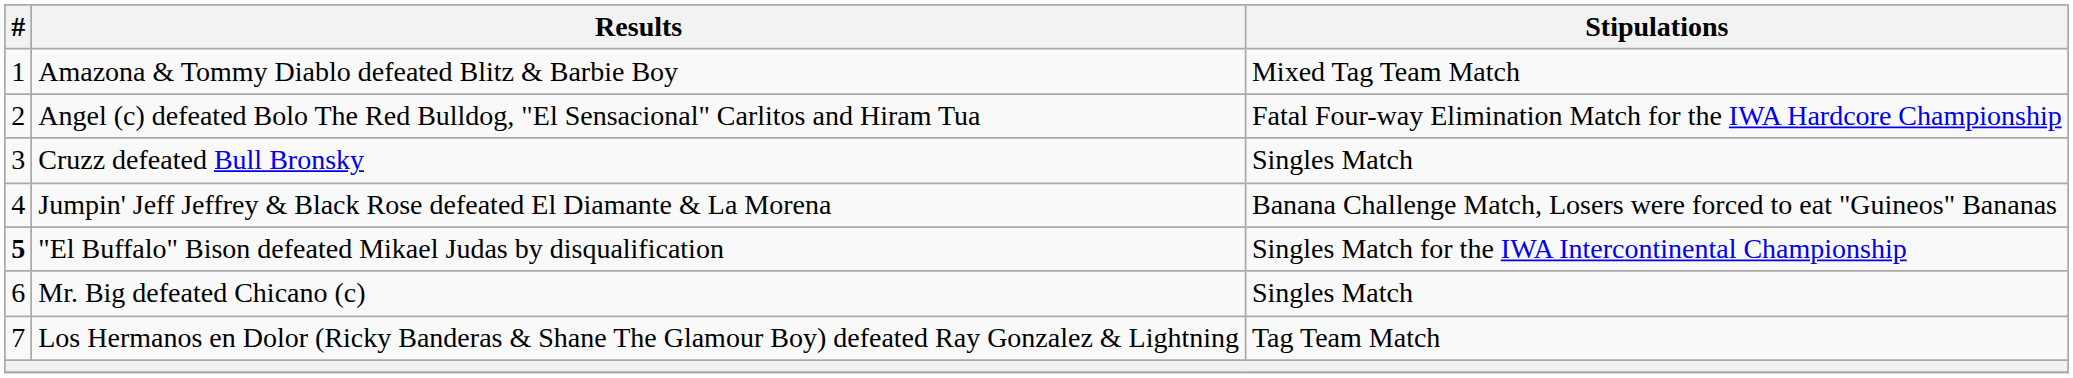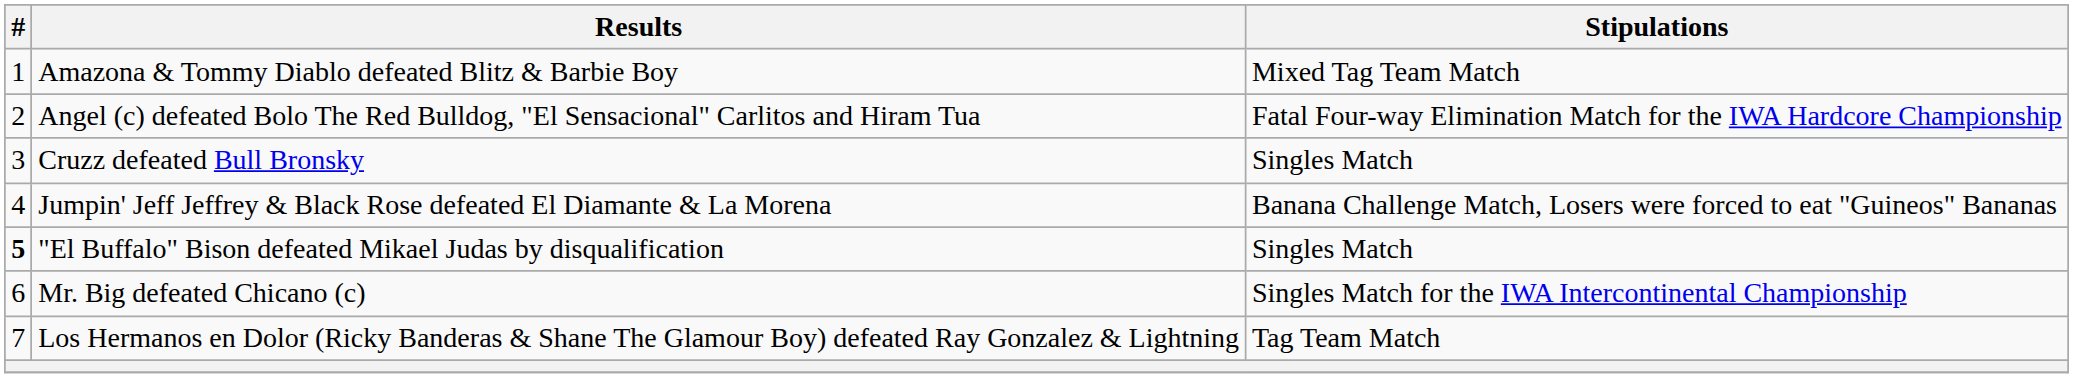(1579, 248) Singles Match for the IWA Intercontinental Championship -> (1332, 248) Singles Match
(1332, 293) Singles Match -> (1579, 293) Singles Match for the IWA Intercontinental Championship
